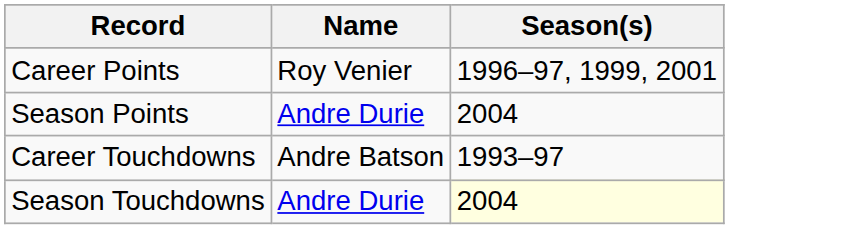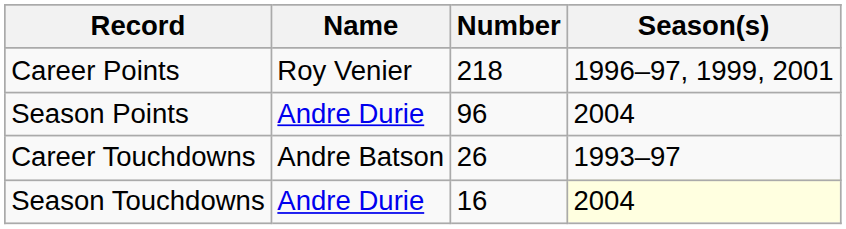+ column: (509, 26)
